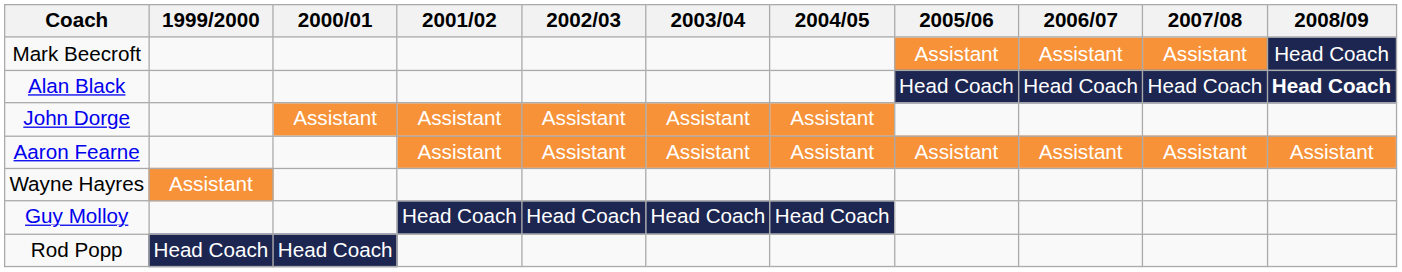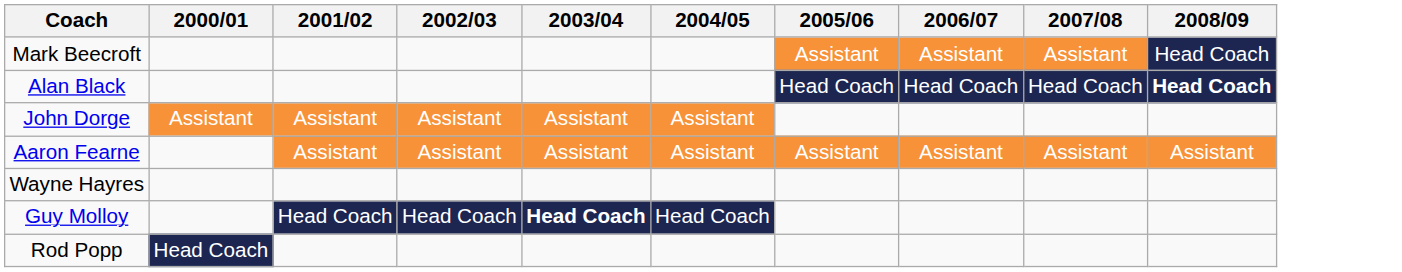- column: (211, 20)
(708, 217) normal -> (586, 217) bold
